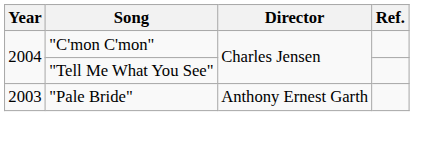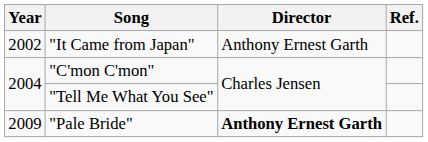+ row: (122, 44)
(25, 96) 2003 -> (25, 123) 2009
(295, 96) normal -> (302, 123) bold
